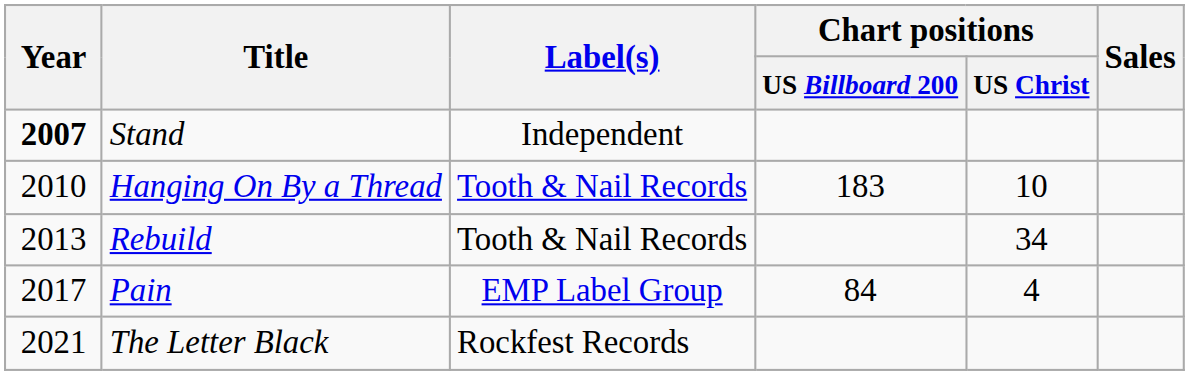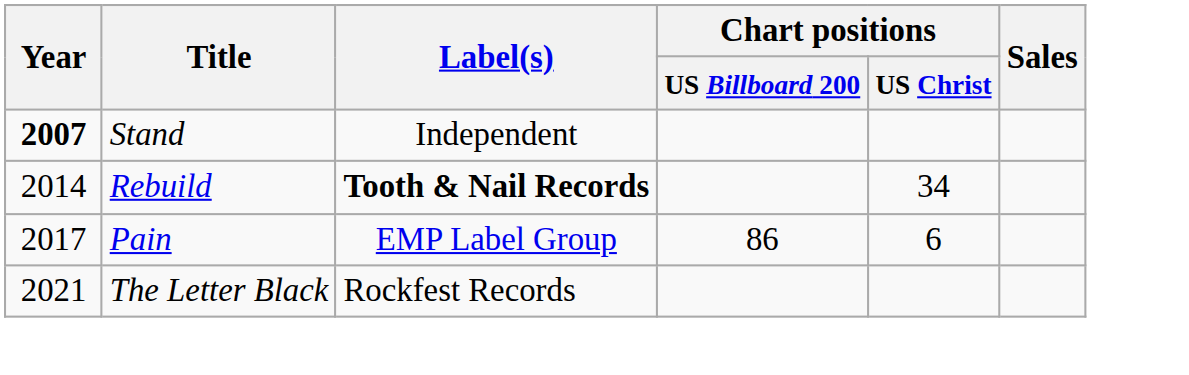- row: (276, 186)
(54, 238) 2013 -> (54, 186) 2014
(602, 238) normal -> (496, 186) bold
(860, 290) 84 -> (762, 238) 86
(1031, 290) 4 -> (933, 238) 6
